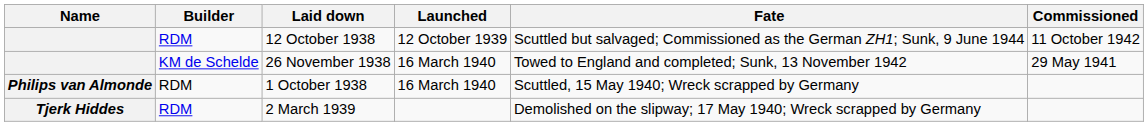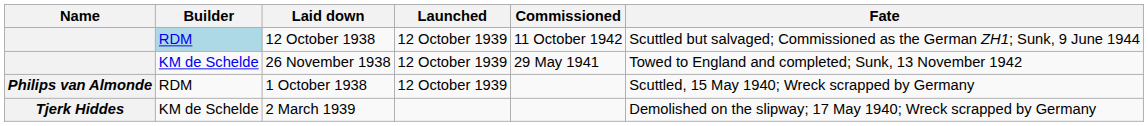columns swapped: (1086, 16) <-> (769, 16)
(176, 39) no background -> (176, 39) lightblue background
(447, 62) 16 March 1940 -> (452, 62) 12 October 1939
(447, 86) 16 March 1940 -> (452, 86) 12 October 1939
(176, 109) RDM -> (209, 109) KM de Schelde
